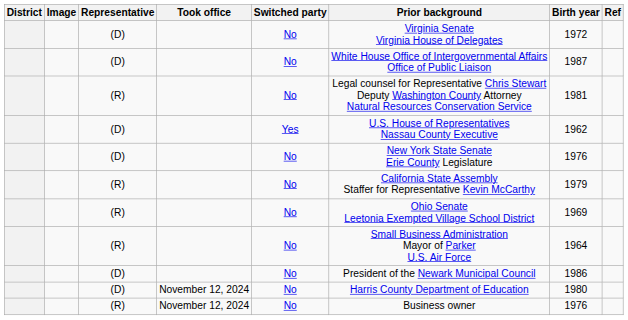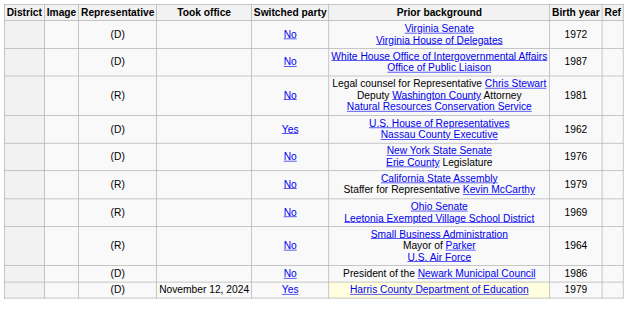(290, 290) No -> (290, 290) Yes
(439, 290) no background -> (439, 290) lightyellow background
(576, 290) 1980 -> (576, 290) 1979
- row: (118, 306)
